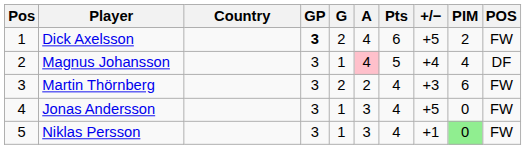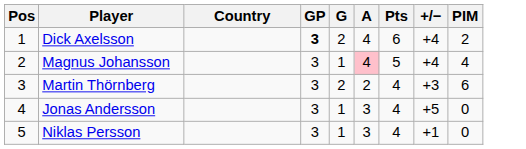- column: (501, 16)
(431, 39) +5 -> (431, 39) +4
(465, 132) lightgreen background -> (465, 132) no background
